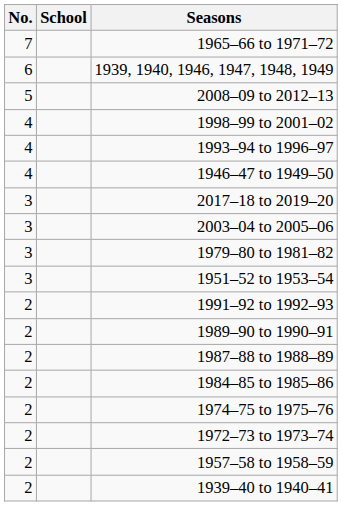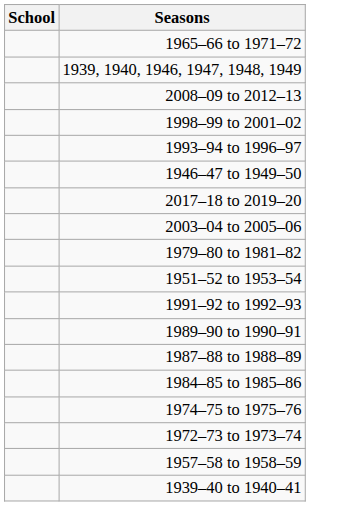- column: (20, 17)
